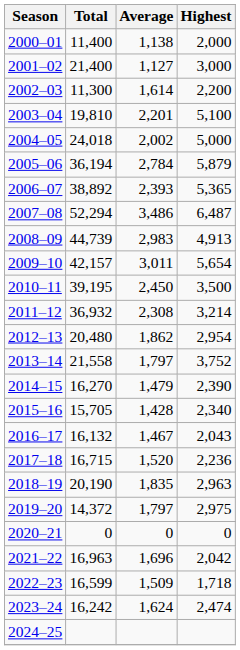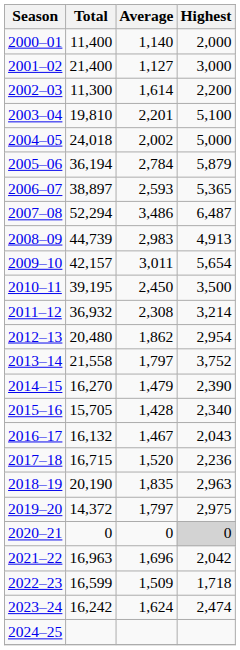(156, 41) 1,138 -> (156, 41) 1,140
(91, 189) 38,892 -> (91, 189) 38,897
(156, 189) 2,393 -> (156, 189) 2,593
(228, 533) no background -> (228, 533) lightgrey background
